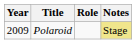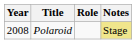(18, 30) 2009 -> (18, 30) 2008
